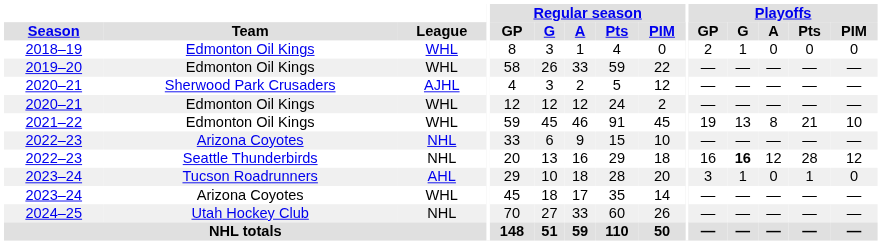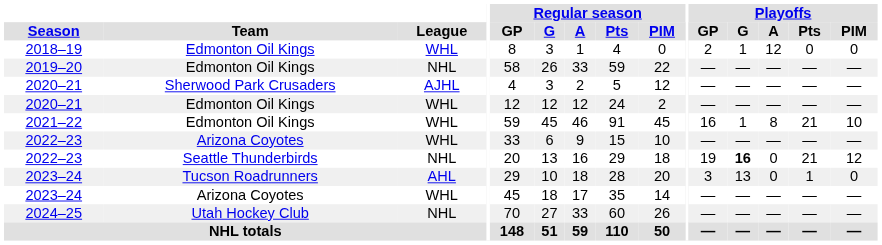(773, 49) 0 -> (773, 49) 12
(442, 67) WHL -> (442, 67) NHL
(708, 122) 19 -> (708, 122) 16
(743, 122) 13 -> (743, 122) 1
(442, 140) NHL -> (442, 140) WHL
(708, 158) 16 -> (708, 158) 19
(773, 158) 12 -> (773, 158) 0
(810, 158) 28 -> (810, 158) 21
(743, 176) 1 -> (743, 176) 13
